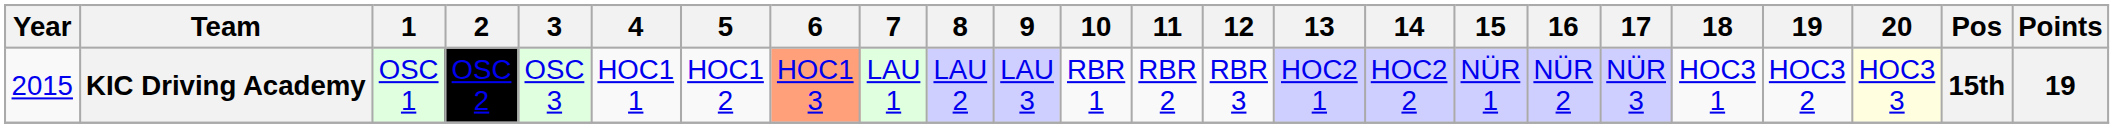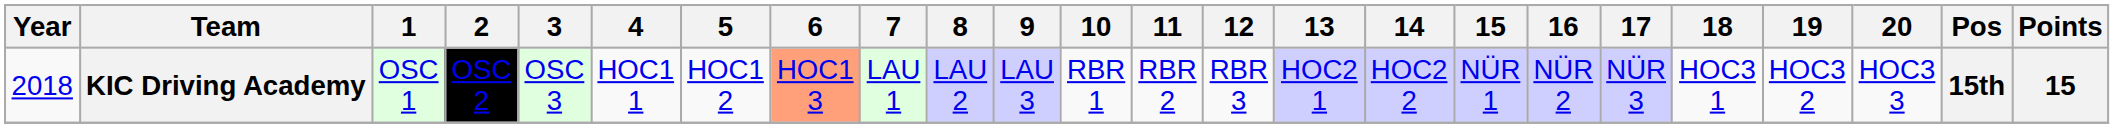(42, 85) 2015 -> (42, 85) 2018
(1897, 85) lightyellow background -> (1897, 85) no background
(2060, 85) 19 -> (2060, 85) 15
